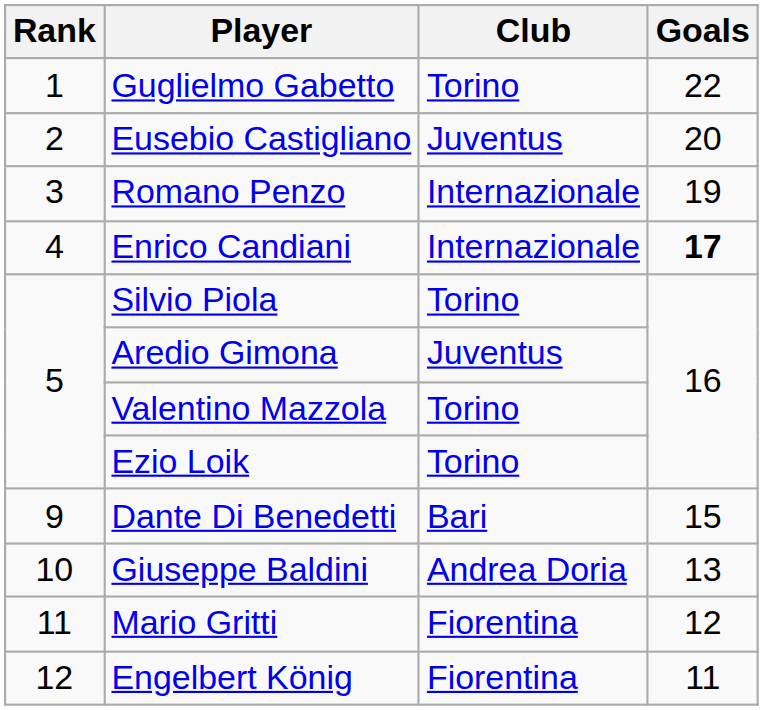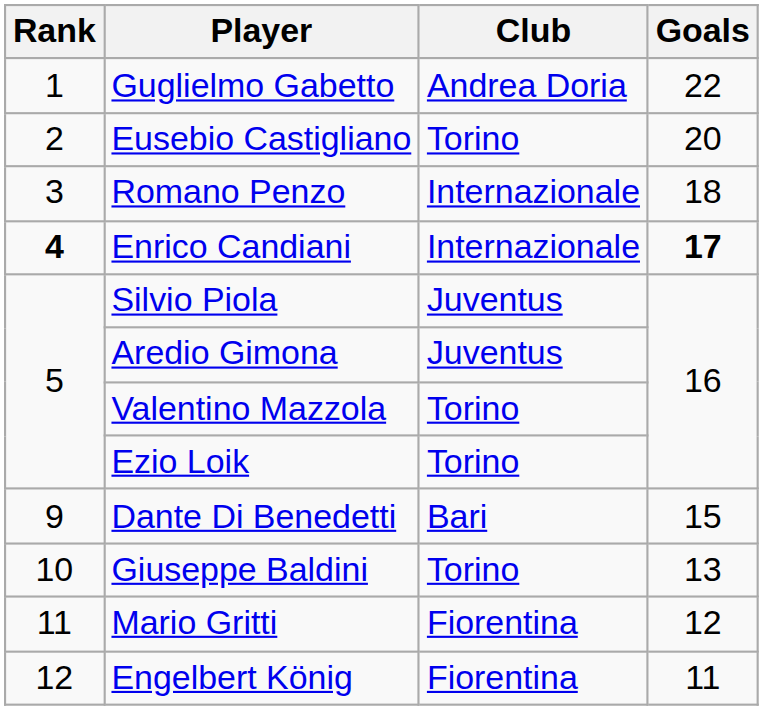(473, 85) Torino -> (527, 85) Andrea Doria
(495, 138) Juventus -> (473, 138) Torino
(703, 192) 19 -> (703, 192) 18
(54, 246) normal -> (54, 246) bold
(473, 300) Torino -> (495, 300) Juventus
(527, 569) Andrea Doria -> (473, 569) Torino
